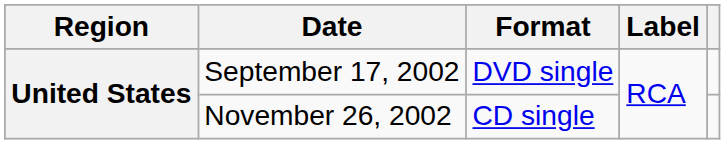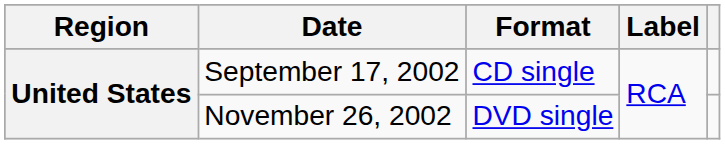(543, 71) DVD single -> (534, 71) CD single
(534, 116) CD single -> (543, 116) DVD single
